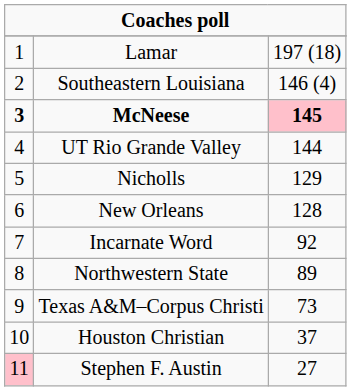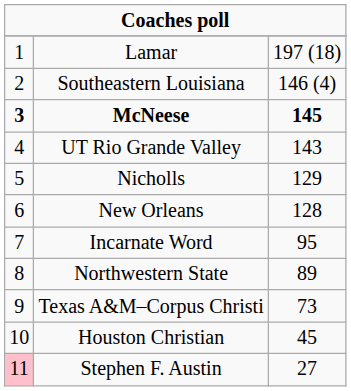(307, 115) pink background -> (307, 115) no background
(307, 147) 144 -> (307, 147) 143
(307, 242) 92 -> (307, 242) 95
(307, 337) 37 -> (307, 337) 45
